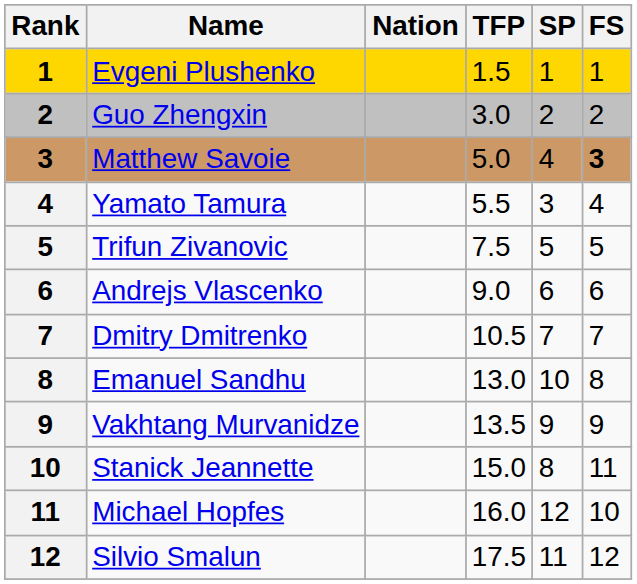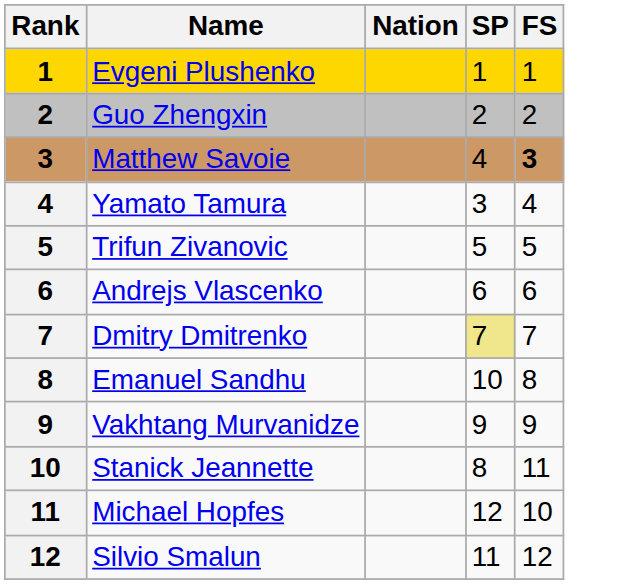- column: (499, 26)
(546, 335) no background -> (479, 335) khaki background
